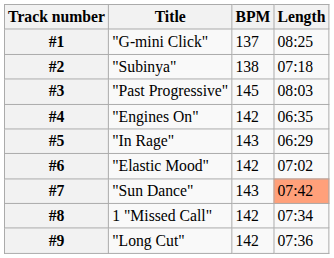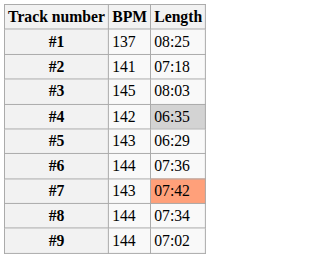- column: (170, 16)
(247, 66) 138 -> (124, 66) 141
(295, 116) no background -> (172, 116) lightgrey background
(247, 166) 142 -> (124, 166) 144
(295, 166) 07:02 -> (172, 166) 07:36
(247, 215) 142 -> (124, 215) 144
(247, 240) 142 -> (124, 240) 144
(295, 240) 07:36 -> (172, 240) 07:02
